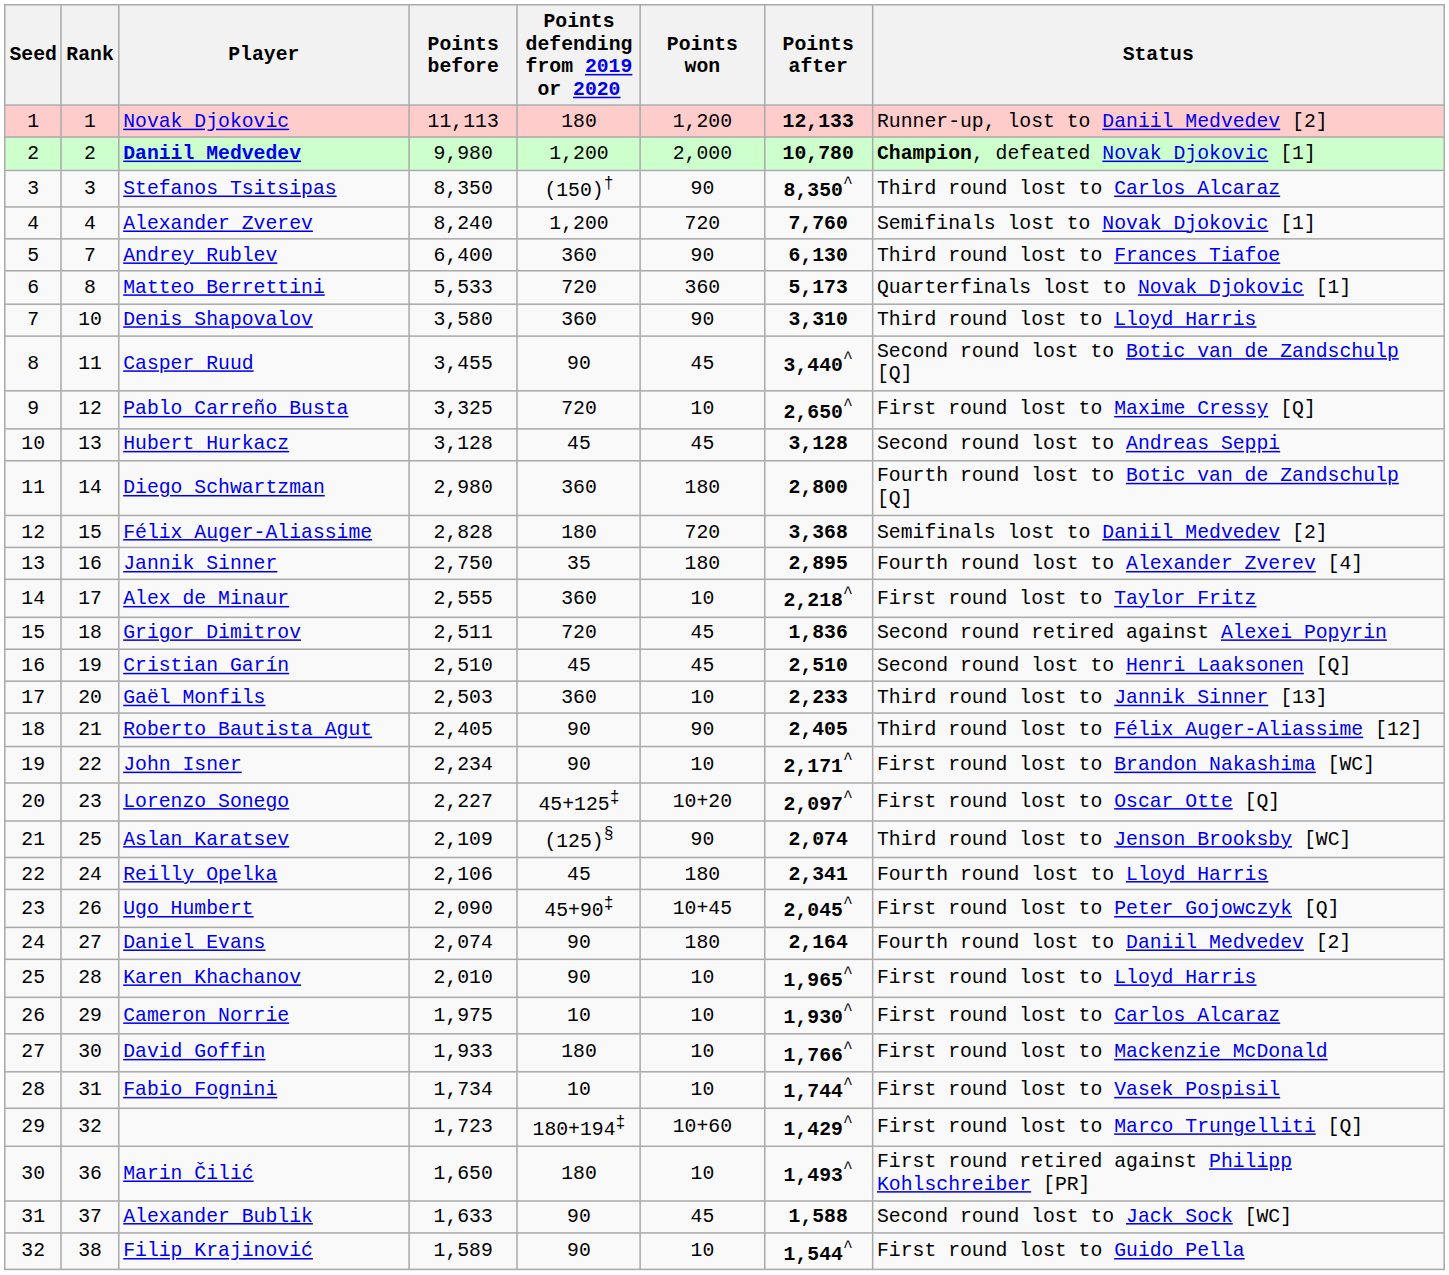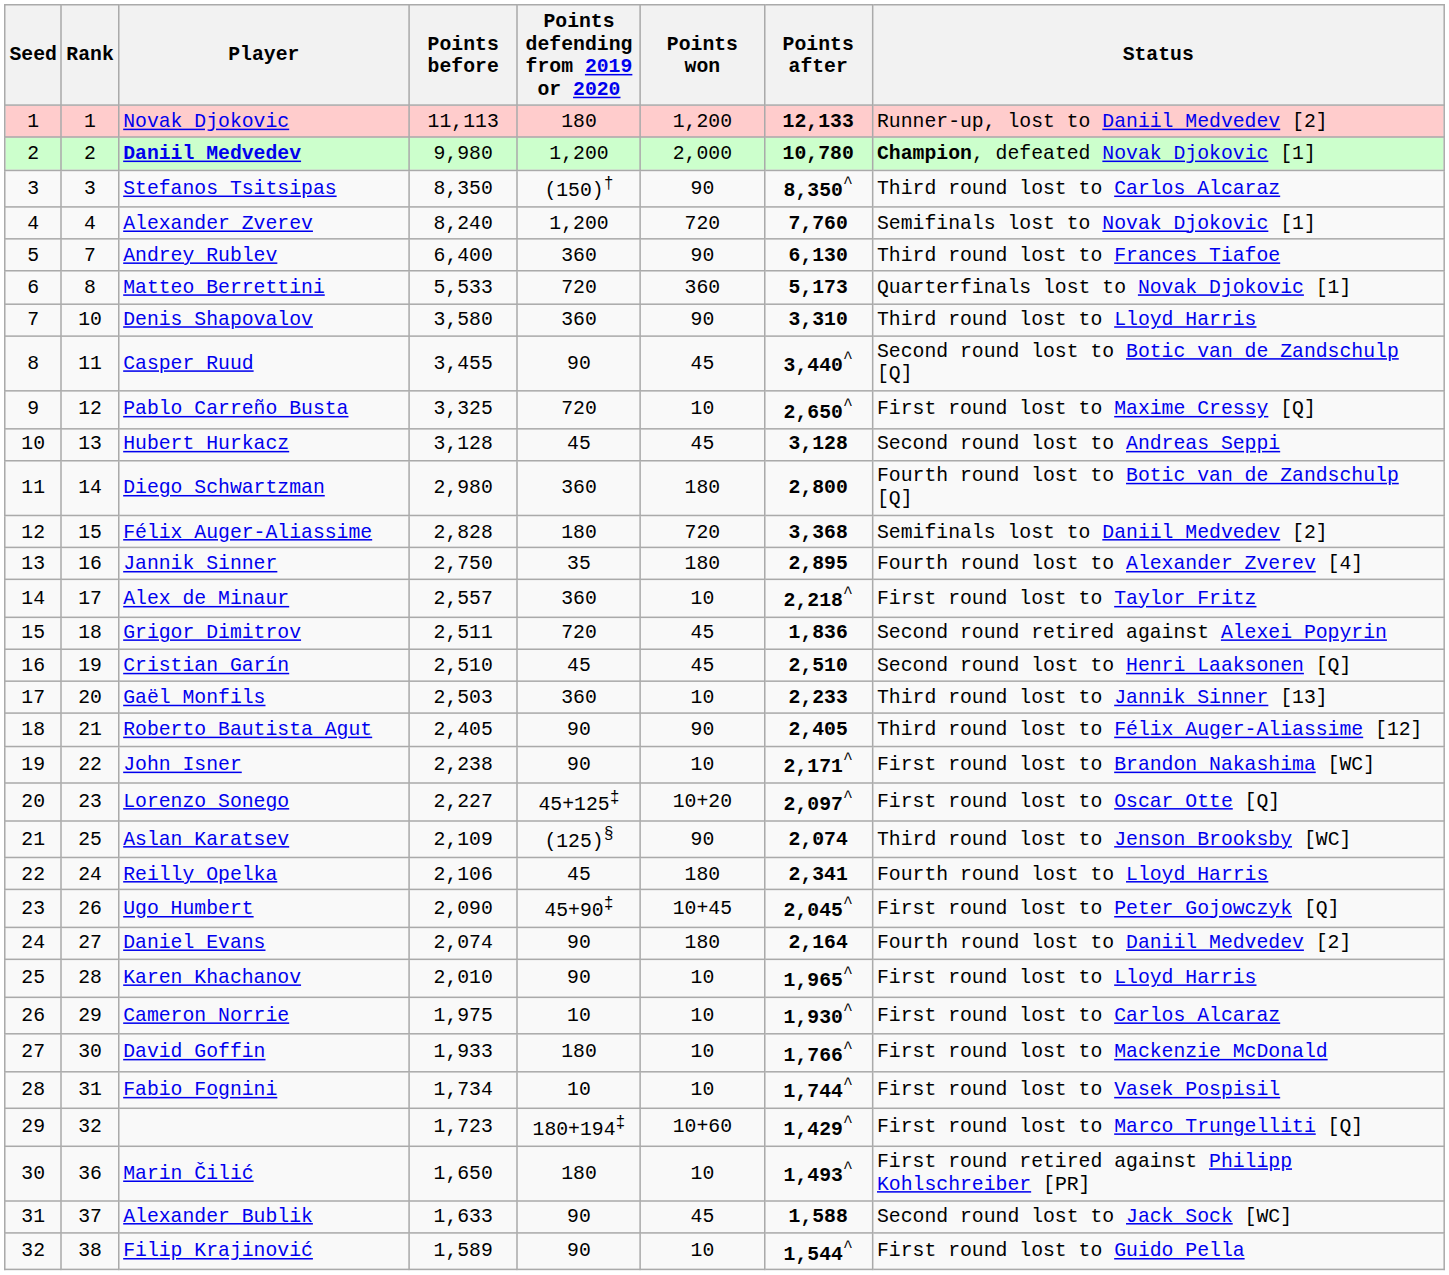(463, 598) 2,555 -> (463, 598) 2,557
(463, 764) 2,234 -> (463, 764) 2,238
